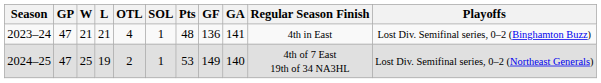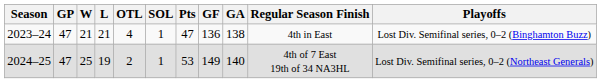(187, 34) 48 -> (187, 34) 47
(235, 34) 141 -> (235, 34) 138
